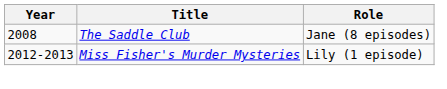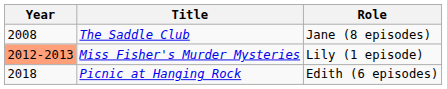(40, 54) no background -> (40, 54) lightsalmon background
+ row: (160, 74)
